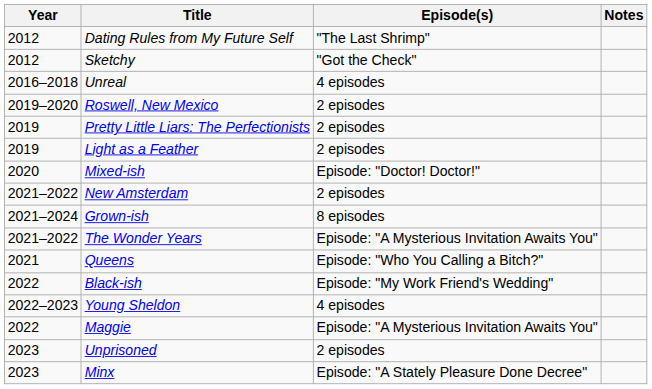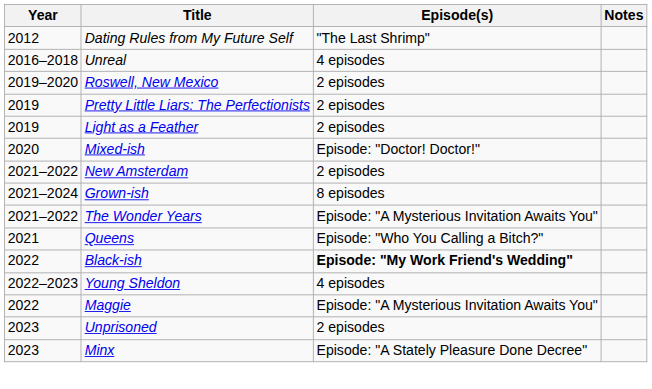- row: (110, 60)
(435, 283) normal -> (445, 261) bold
